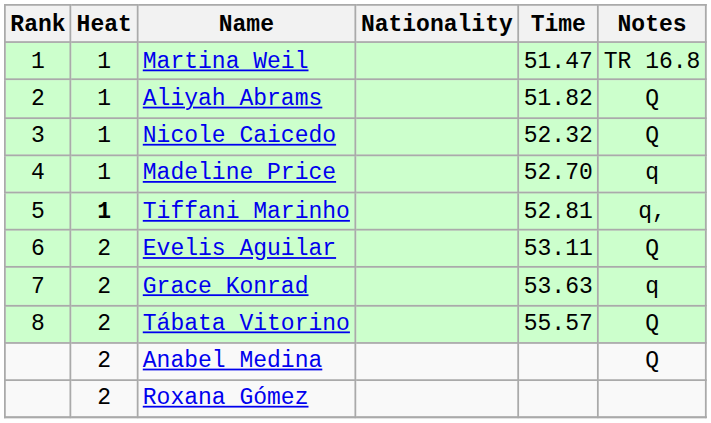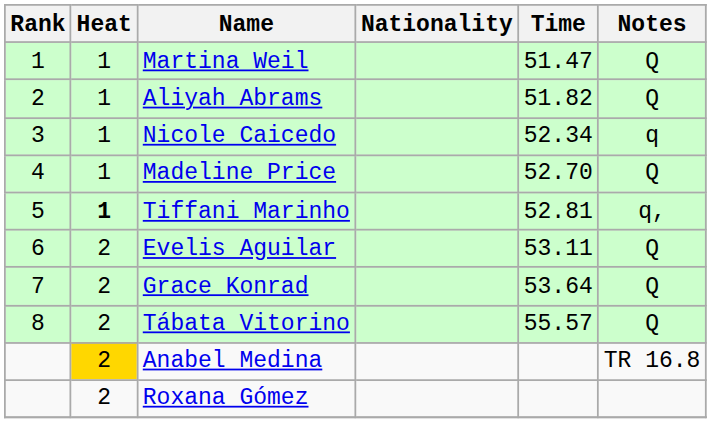(652, 61) TR 16.8 -> (652, 61) Q
(558, 136) 52.32 -> (558, 136) 52.34
(652, 136) Q -> (652, 136) q
(652, 174) q -> (652, 174) Q
(558, 286) 53.63 -> (558, 286) 53.64
(652, 286) q -> (652, 286) Q
(104, 361) no background -> (104, 361) gold background
(652, 361) Q -> (652, 361) TR 16.8
